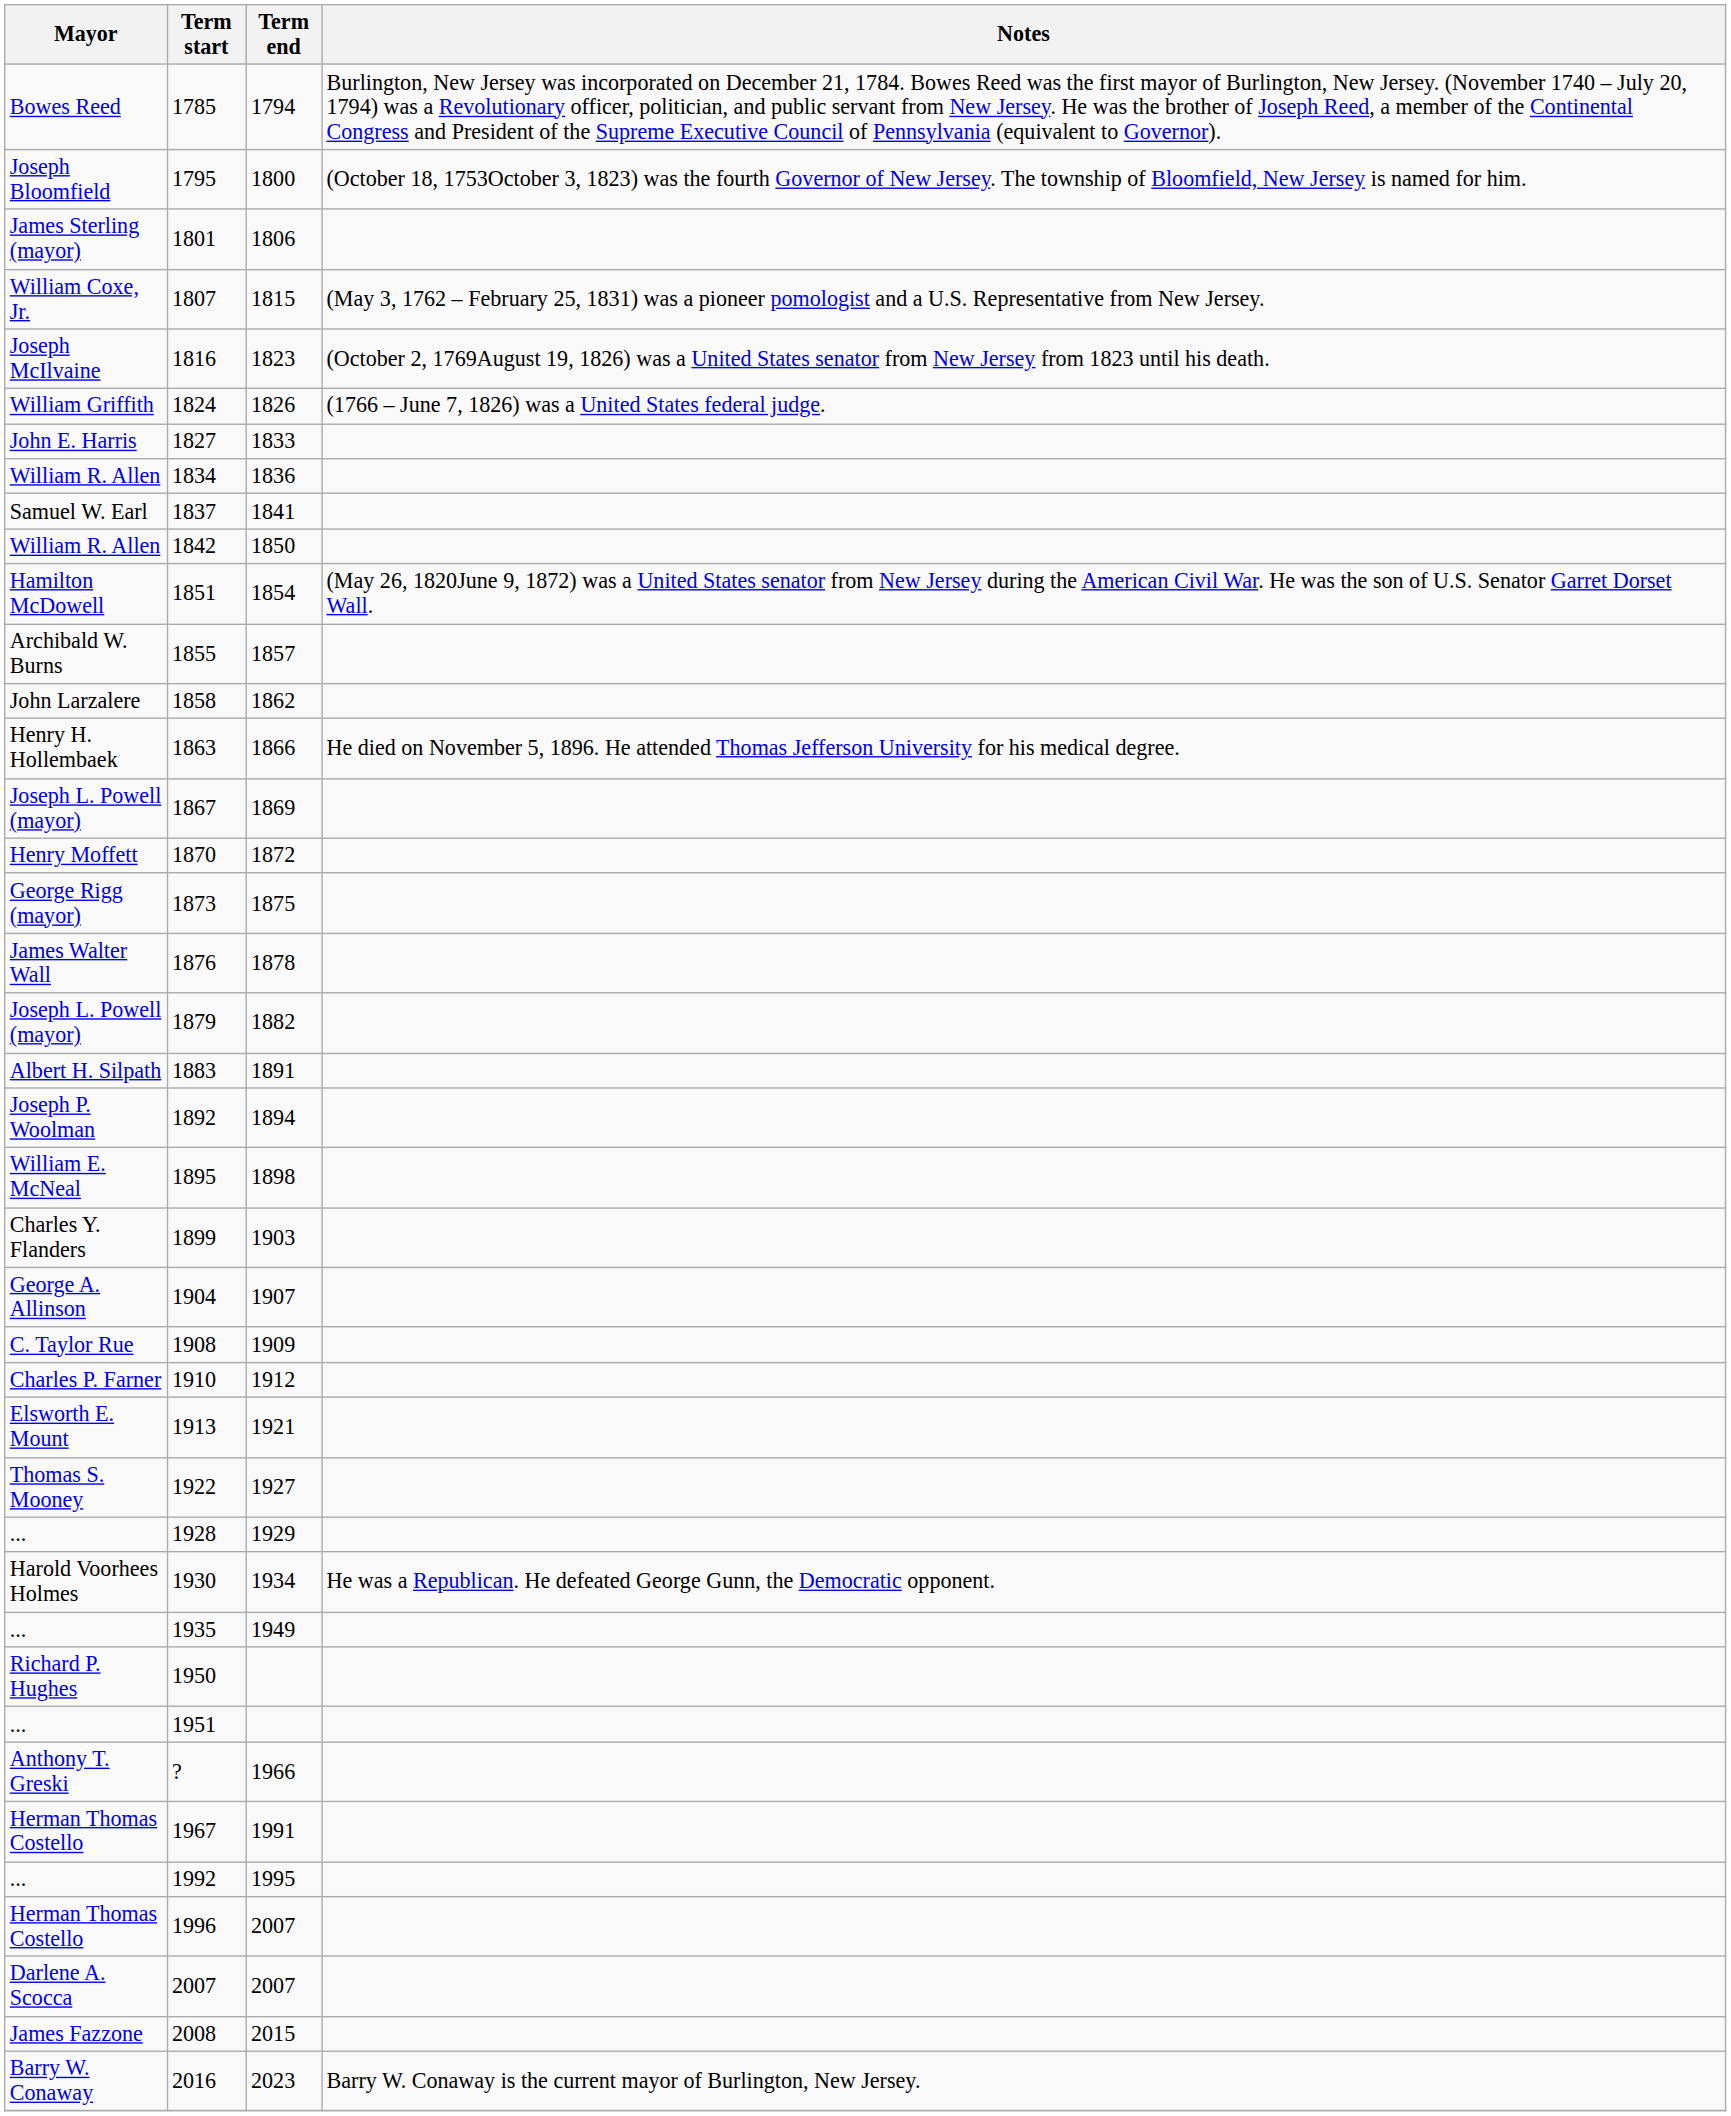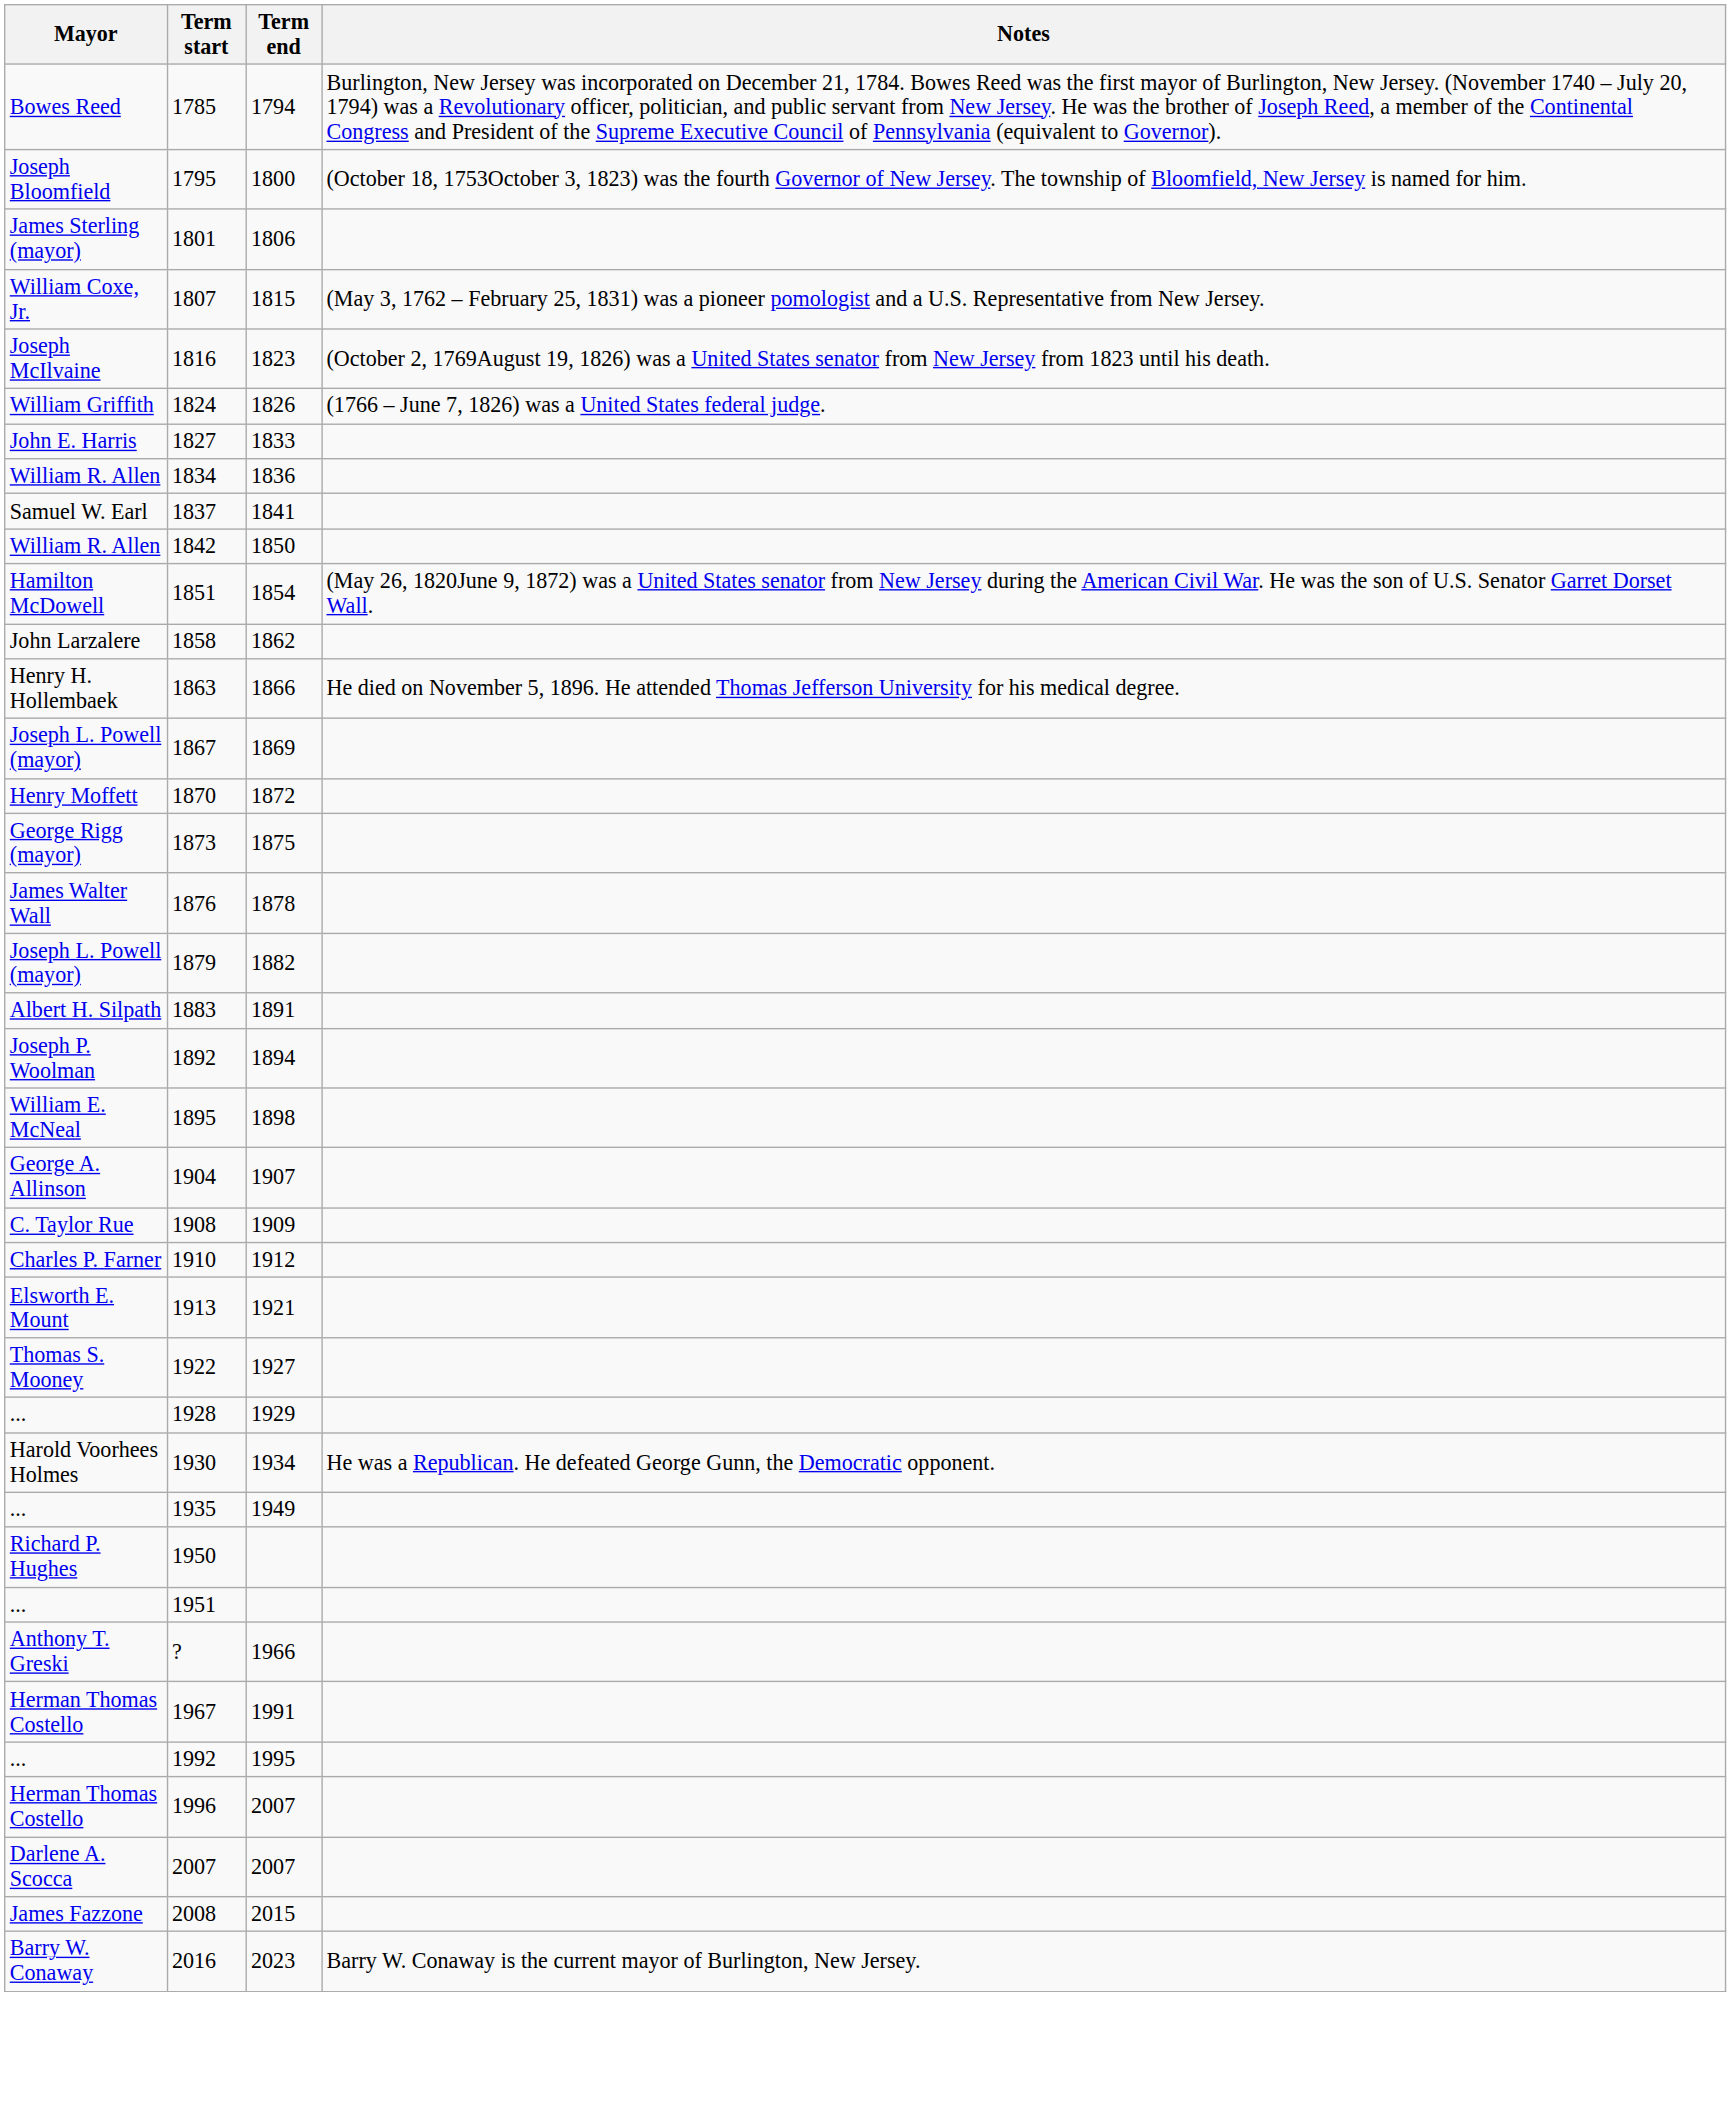- row: (194, 653)
- row: (194, 1237)
